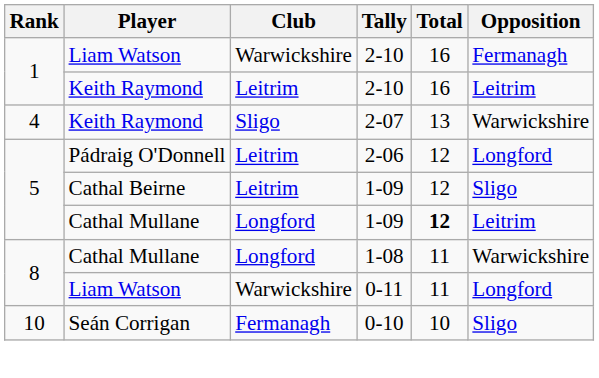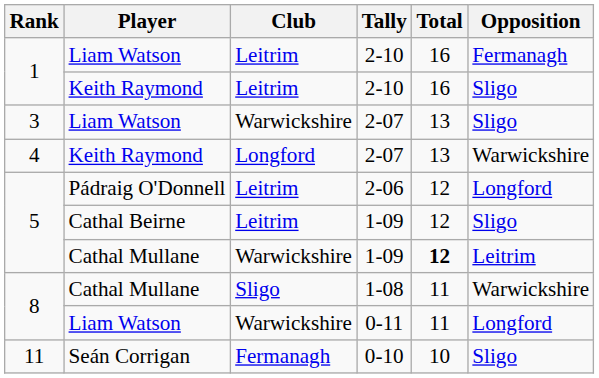(294, 54) Warwickshire -> (267, 54) Leitrim
(504, 88) Leitrim -> (495, 88) Sligo
+ row: (125, 121)
(258, 121) Sligo -> (275, 155) Longford
(275, 222) Longford -> (294, 255) Warwickshire
(275, 255) Longford -> (258, 289) Sligo
(34, 322) 10 -> (34, 356) 11
